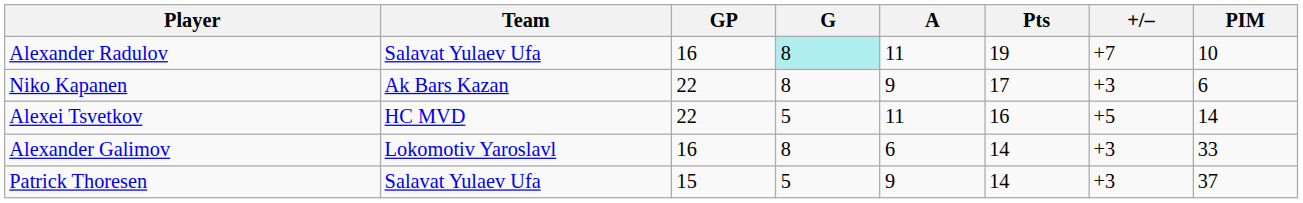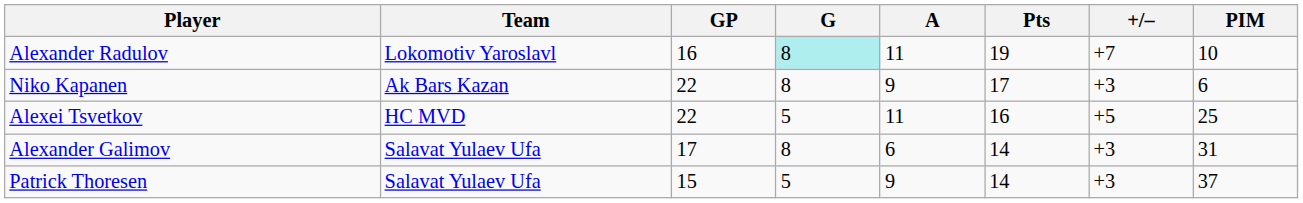(463, 52) Salavat Yulaev Ufa -> (470, 52) Lokomotiv Yaroslavl
(1208, 117) 14 -> (1208, 117) 25
(470, 149) Lokomotiv Yaroslavl -> (463, 149) Salavat Yulaev Ufa
(687, 149) 16 -> (687, 149) 17
(1208, 149) 33 -> (1208, 149) 31
